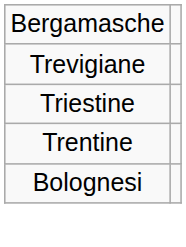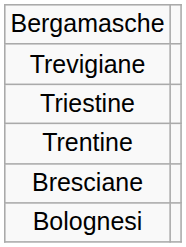+ row: (88, 182)
